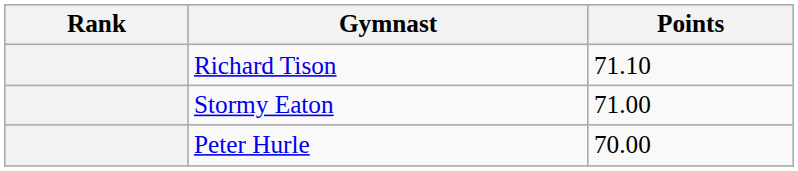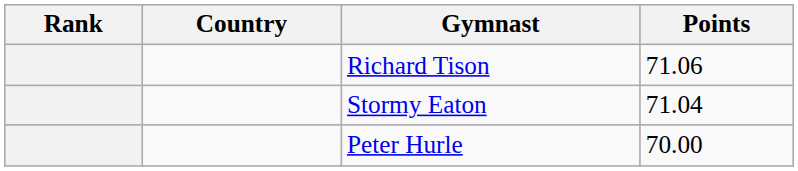+ column: (241, 24)
(622, 64) 71.10 -> (674, 64) 71.06
(622, 104) 71.00 -> (674, 104) 71.04
